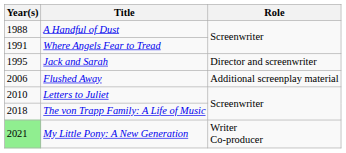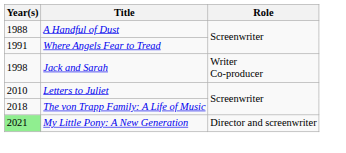(17, 62) 1995 -> (17, 68) 1998
(263, 62) Director and screenwriter -> (237, 68) Writer Co-producer
- row: (73, 78)
(237, 134) Writer Co-producer -> (263, 123) Director and screenwriter
